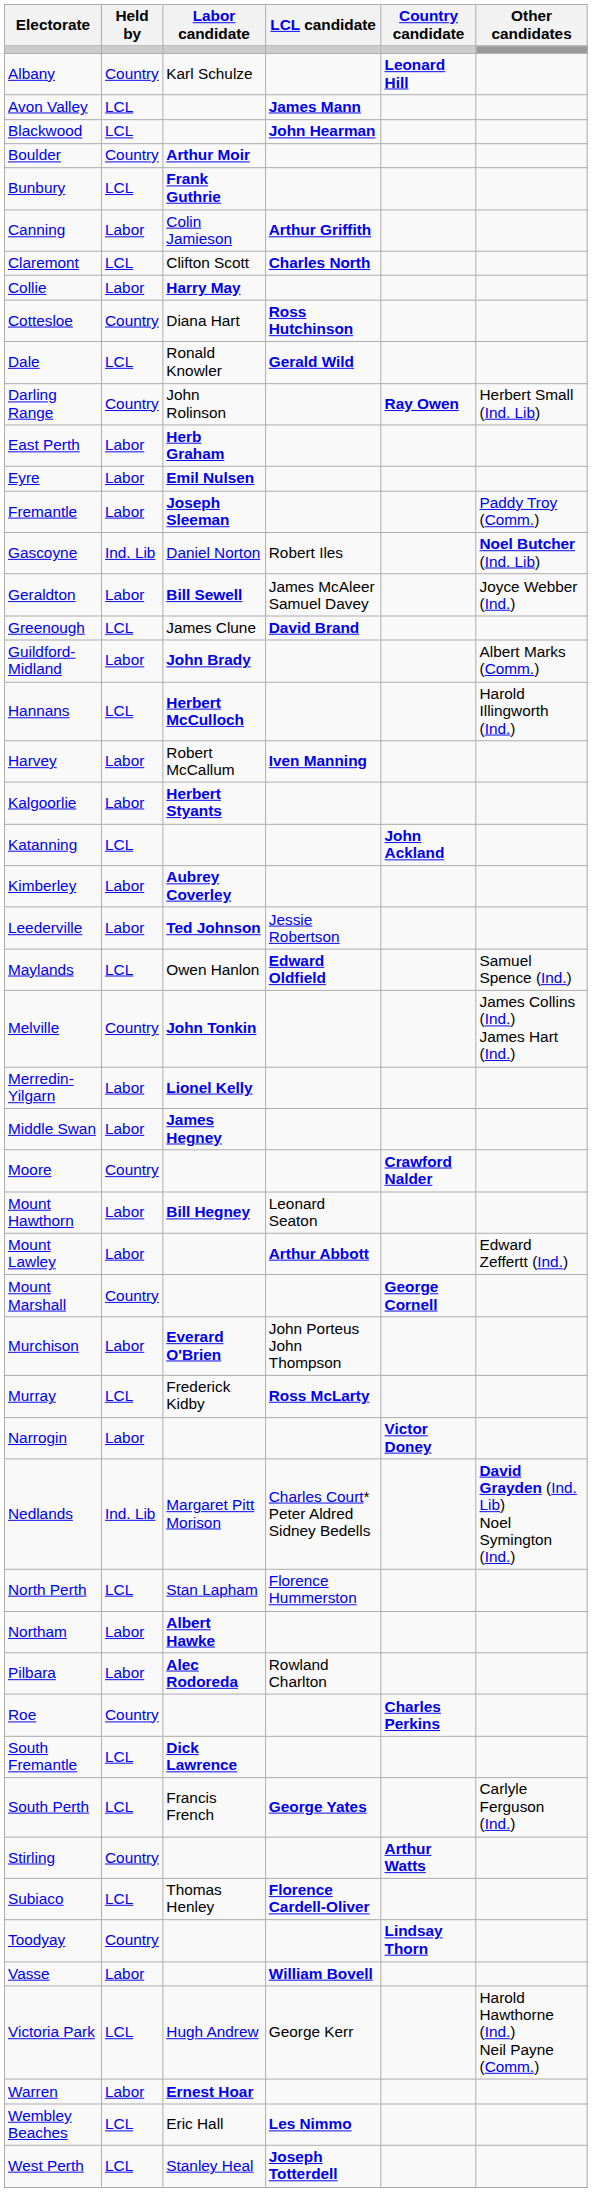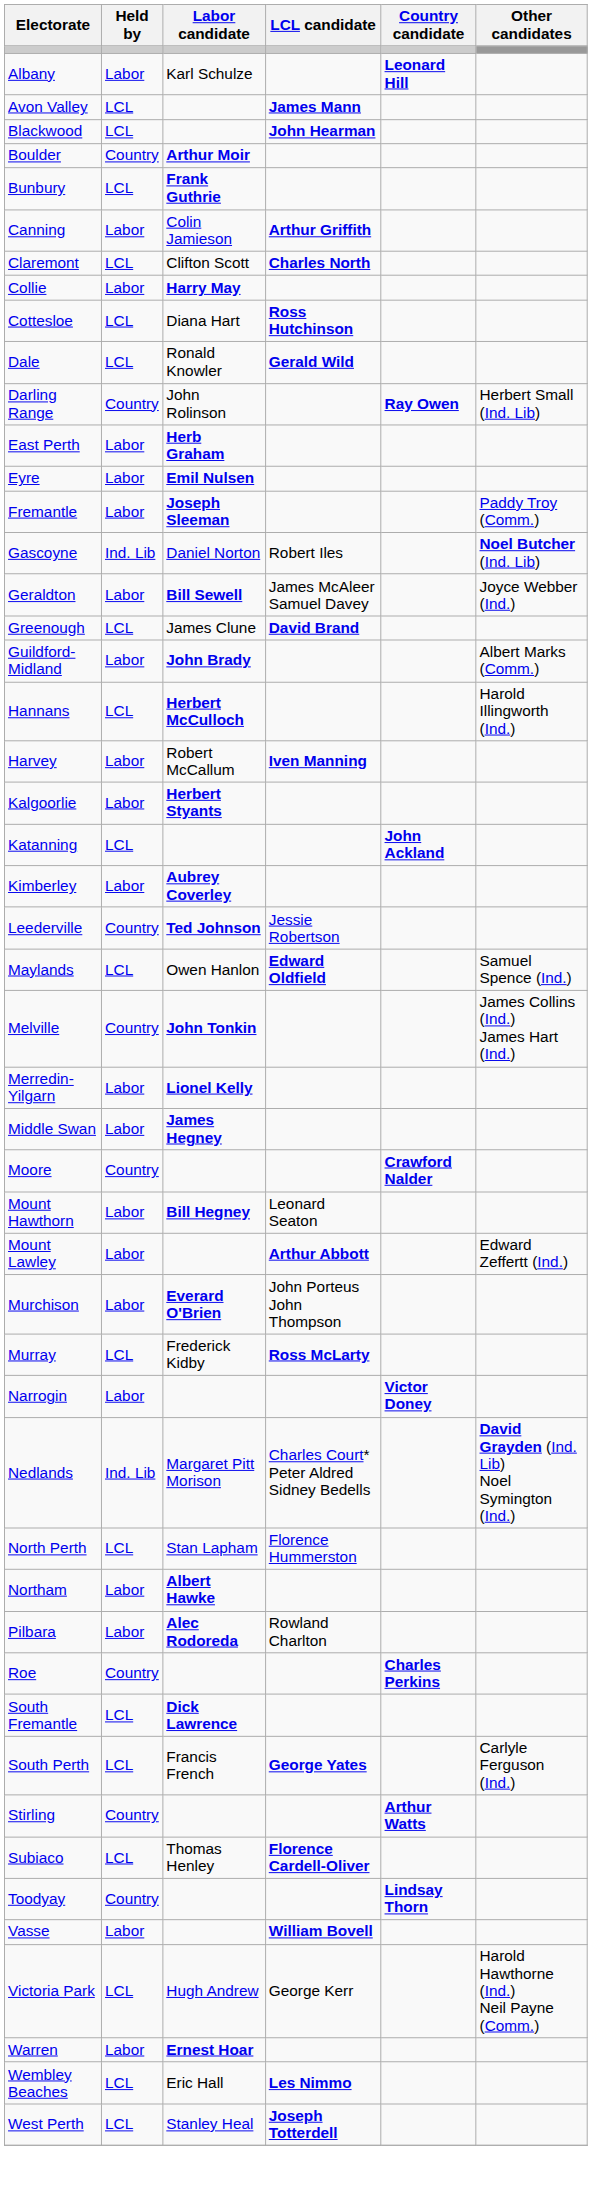(132, 74) Country -> (125, 74) Labor
(132, 320) Country -> (119, 320) LCL
(125, 928) Labor -> (132, 928) Country
- row: (37, 1295)
